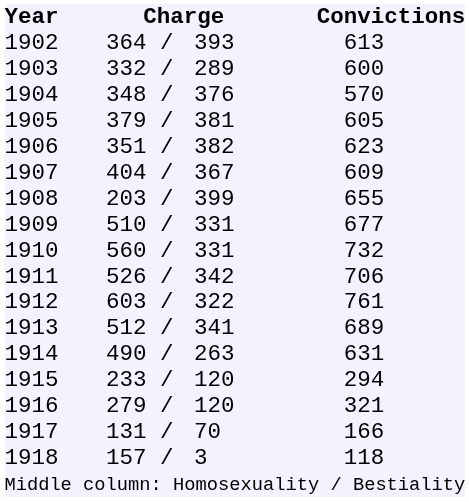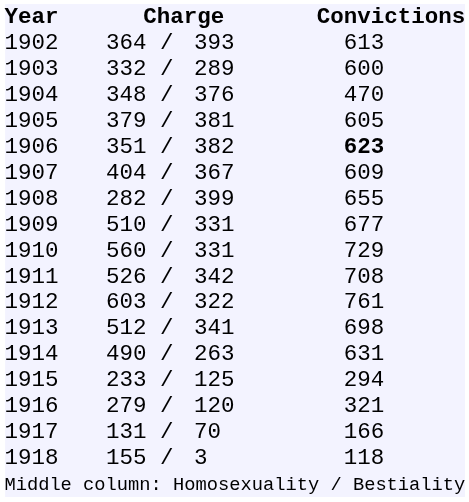(364, 95) 570 -> (364, 95) 470
(364, 147) normal -> (364, 147) bold
(133, 199) 203 -> (133, 199) 282
(364, 251) 732 -> (364, 251) 729
(364, 276) 706 -> (364, 276) 708
(364, 328) 689 -> (364, 328) 698
(208, 380) 120 -> (208, 380) 125
(133, 458) 157 -> (133, 458) 155
